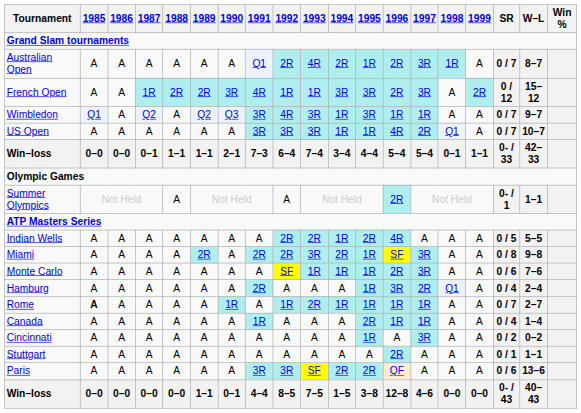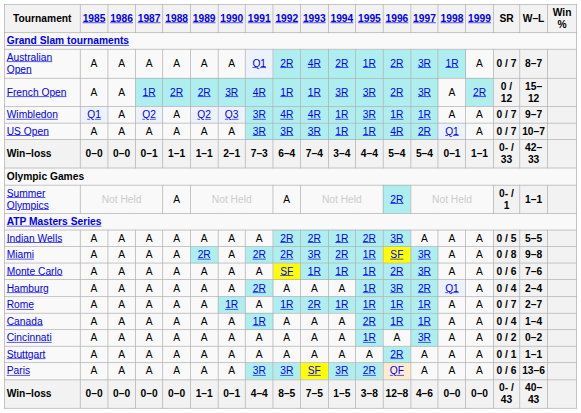(314, 114) 3R -> (314, 114) 4R
(397, 237) 4R -> (397, 237) 3R
(94, 304) bold -> (94, 304) normal
(342, 370) 2R -> (342, 370) 3R
